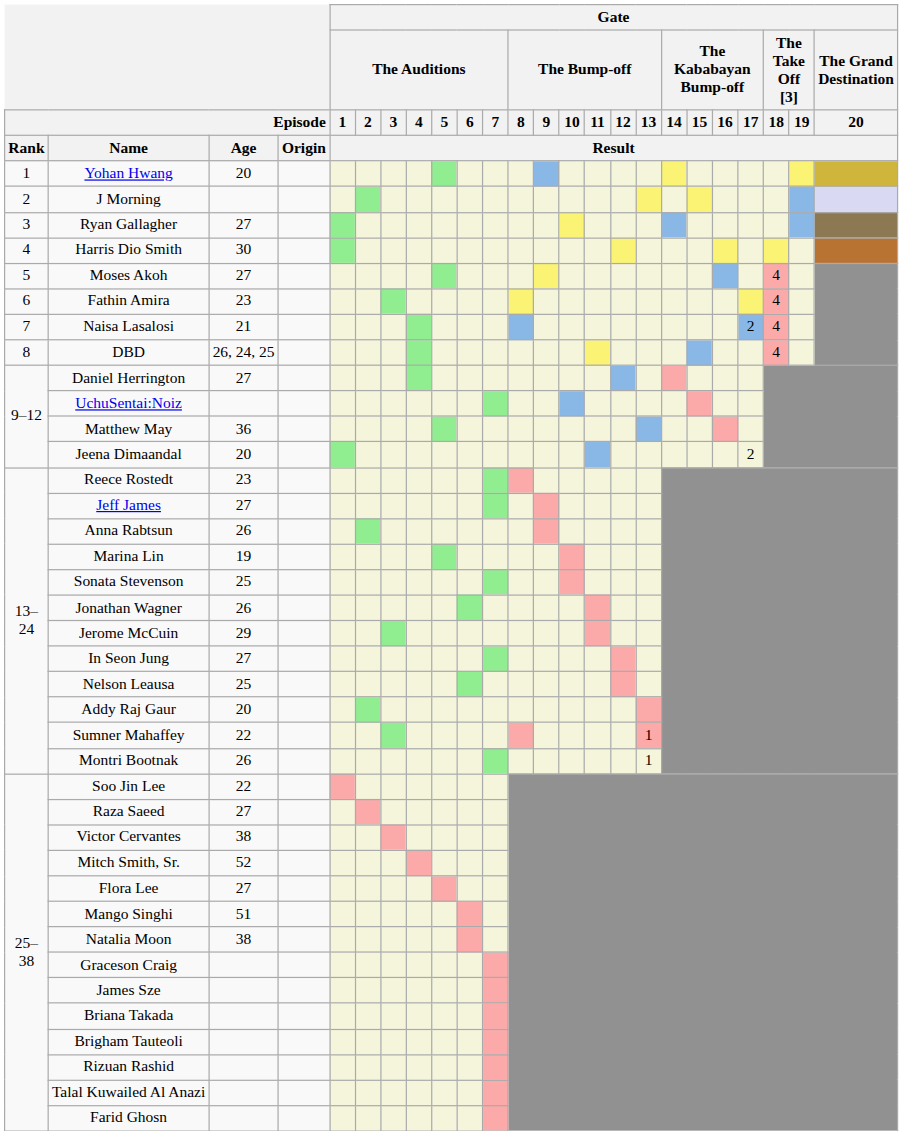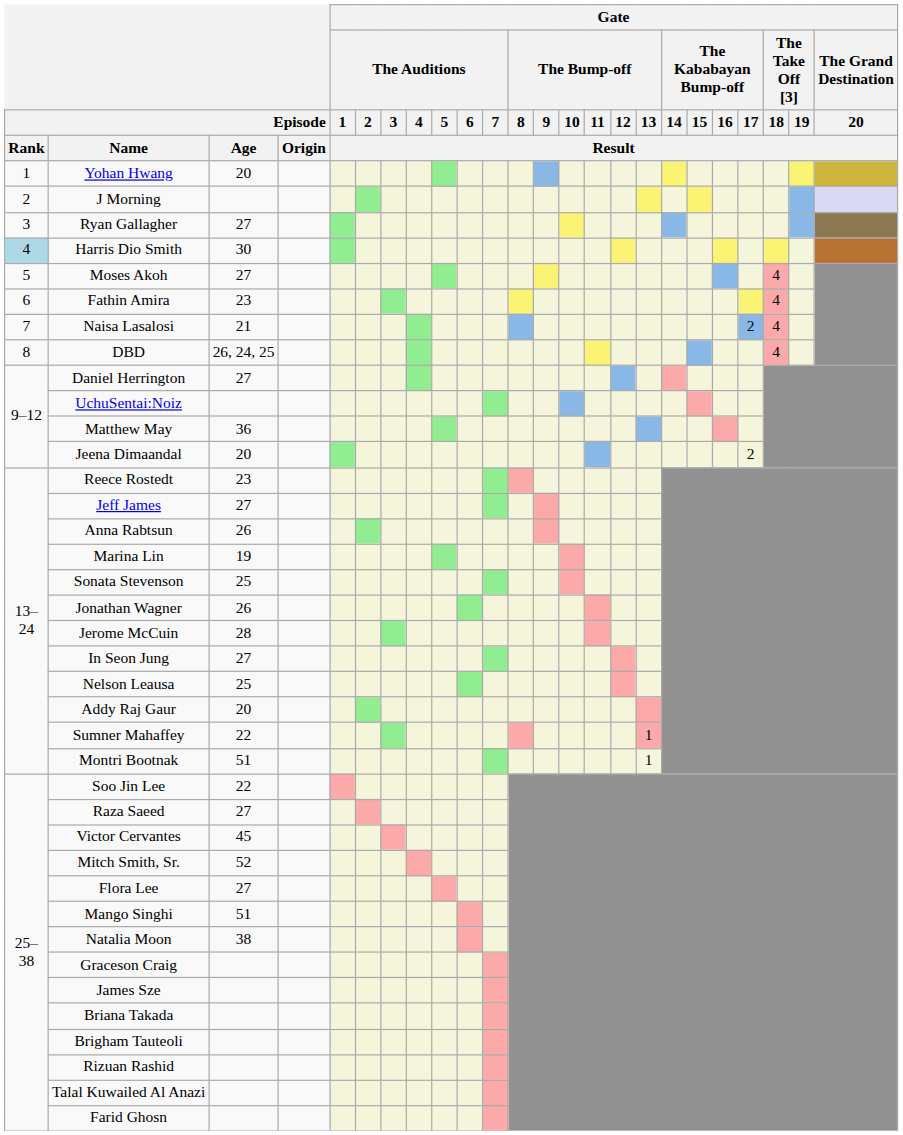(26, 250) no background -> (26, 250) lightblue background
(244, 633) 29 -> (244, 633) 28
(244, 760) 26 -> (244, 760) 51
(244, 837) 38 -> (244, 837) 45
